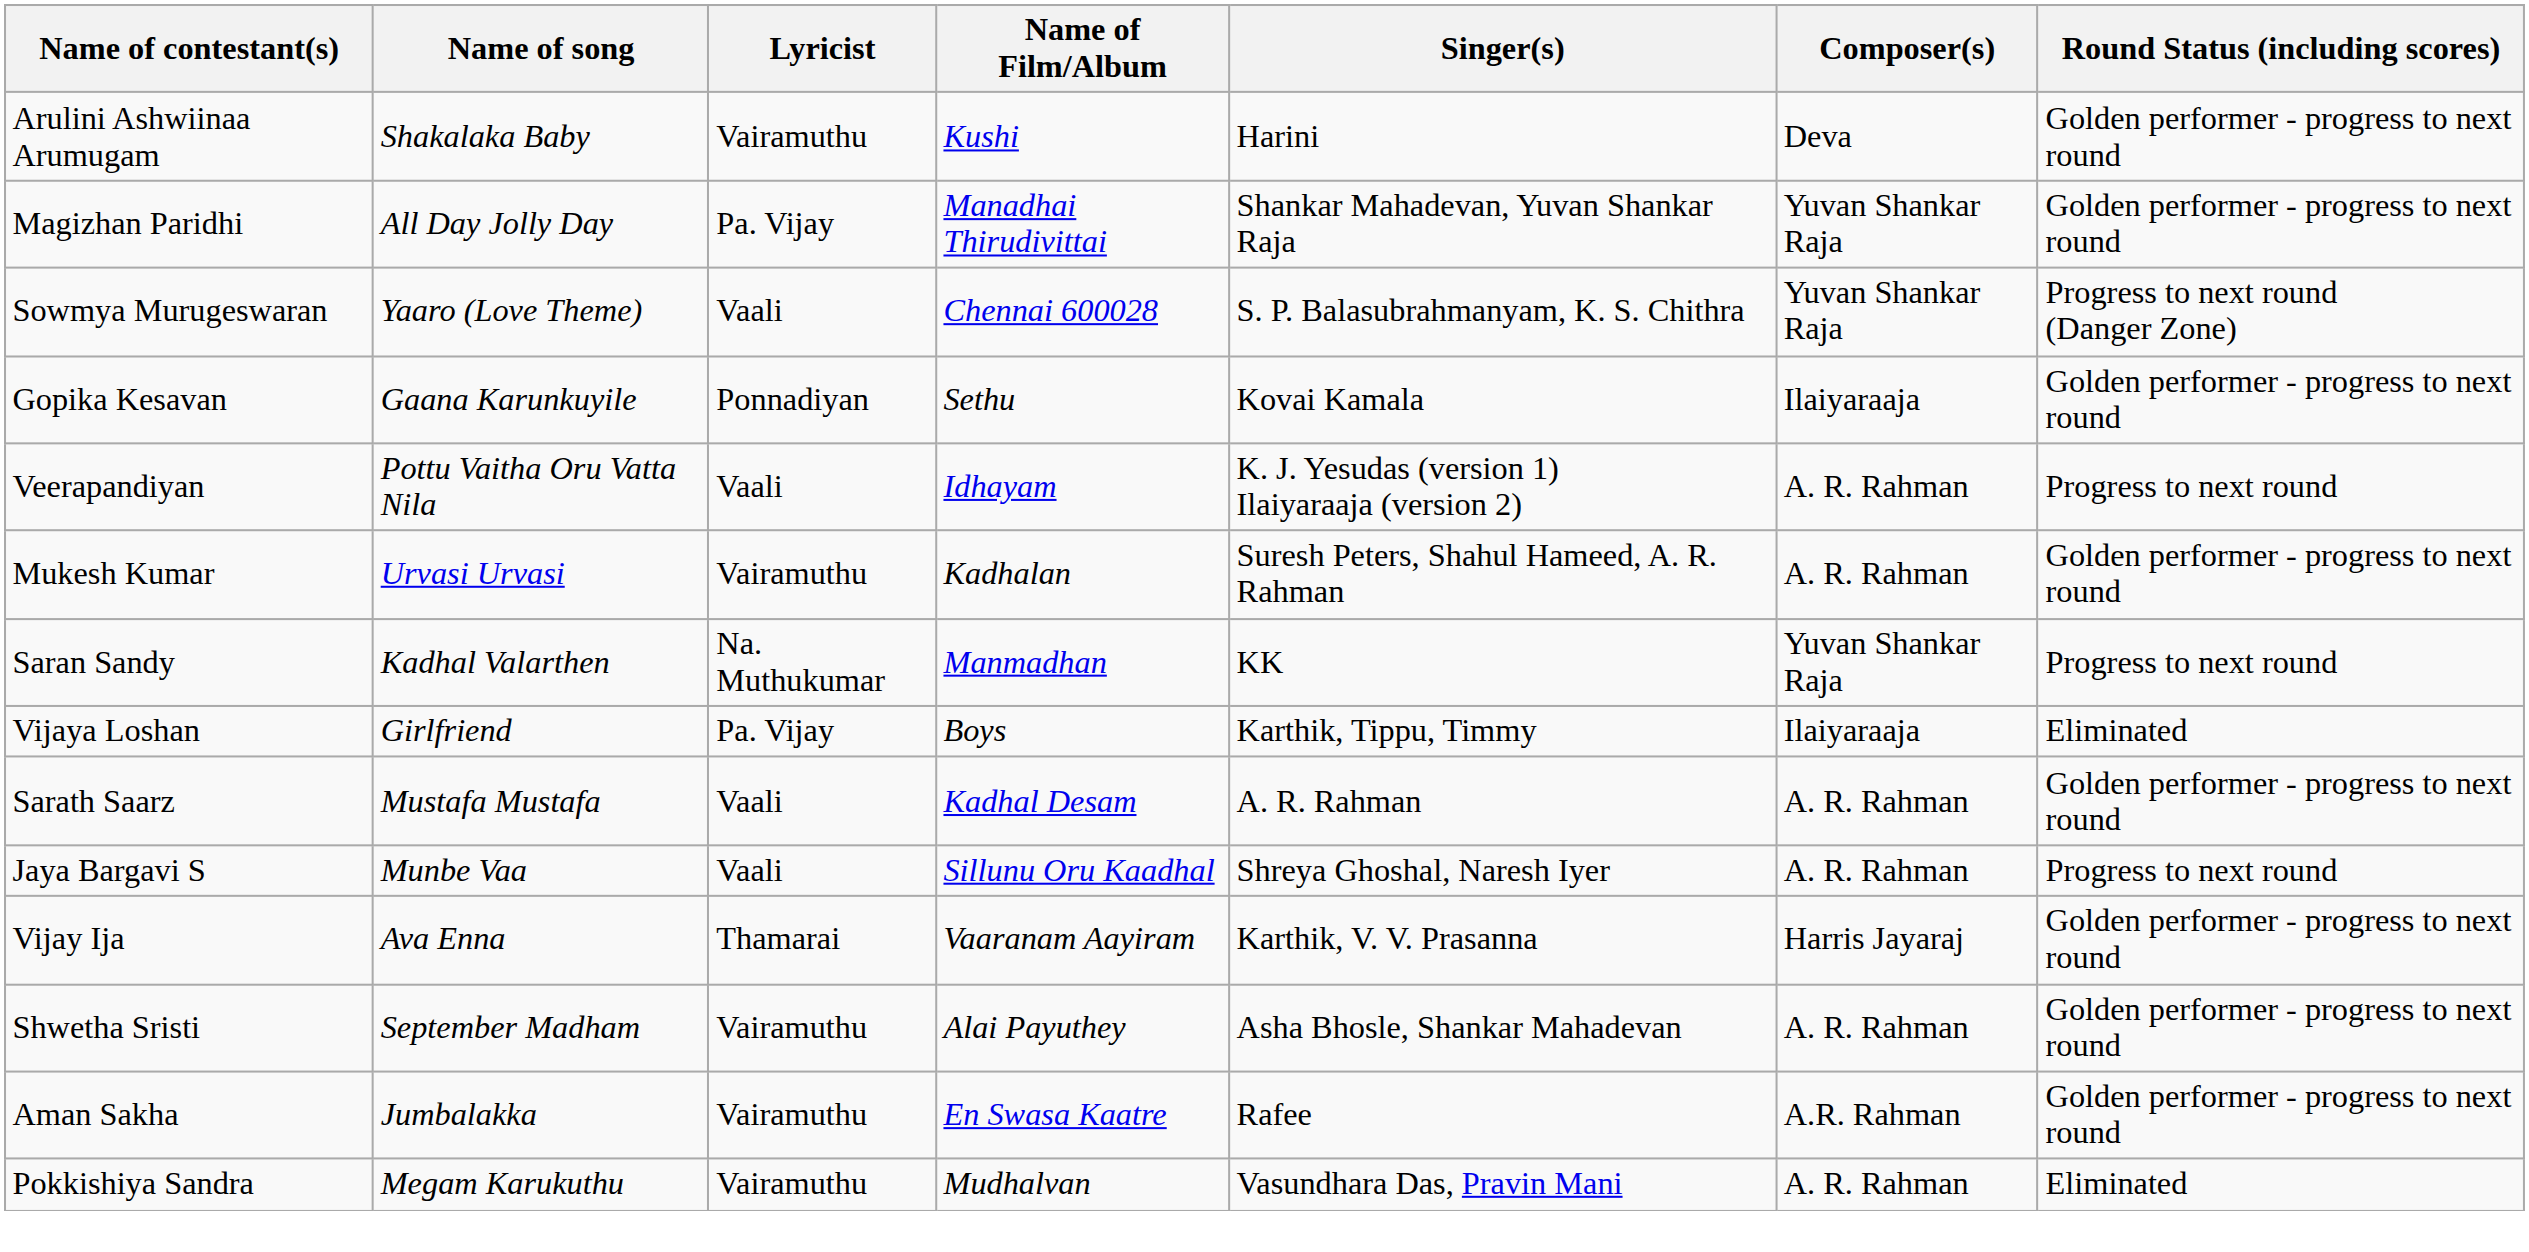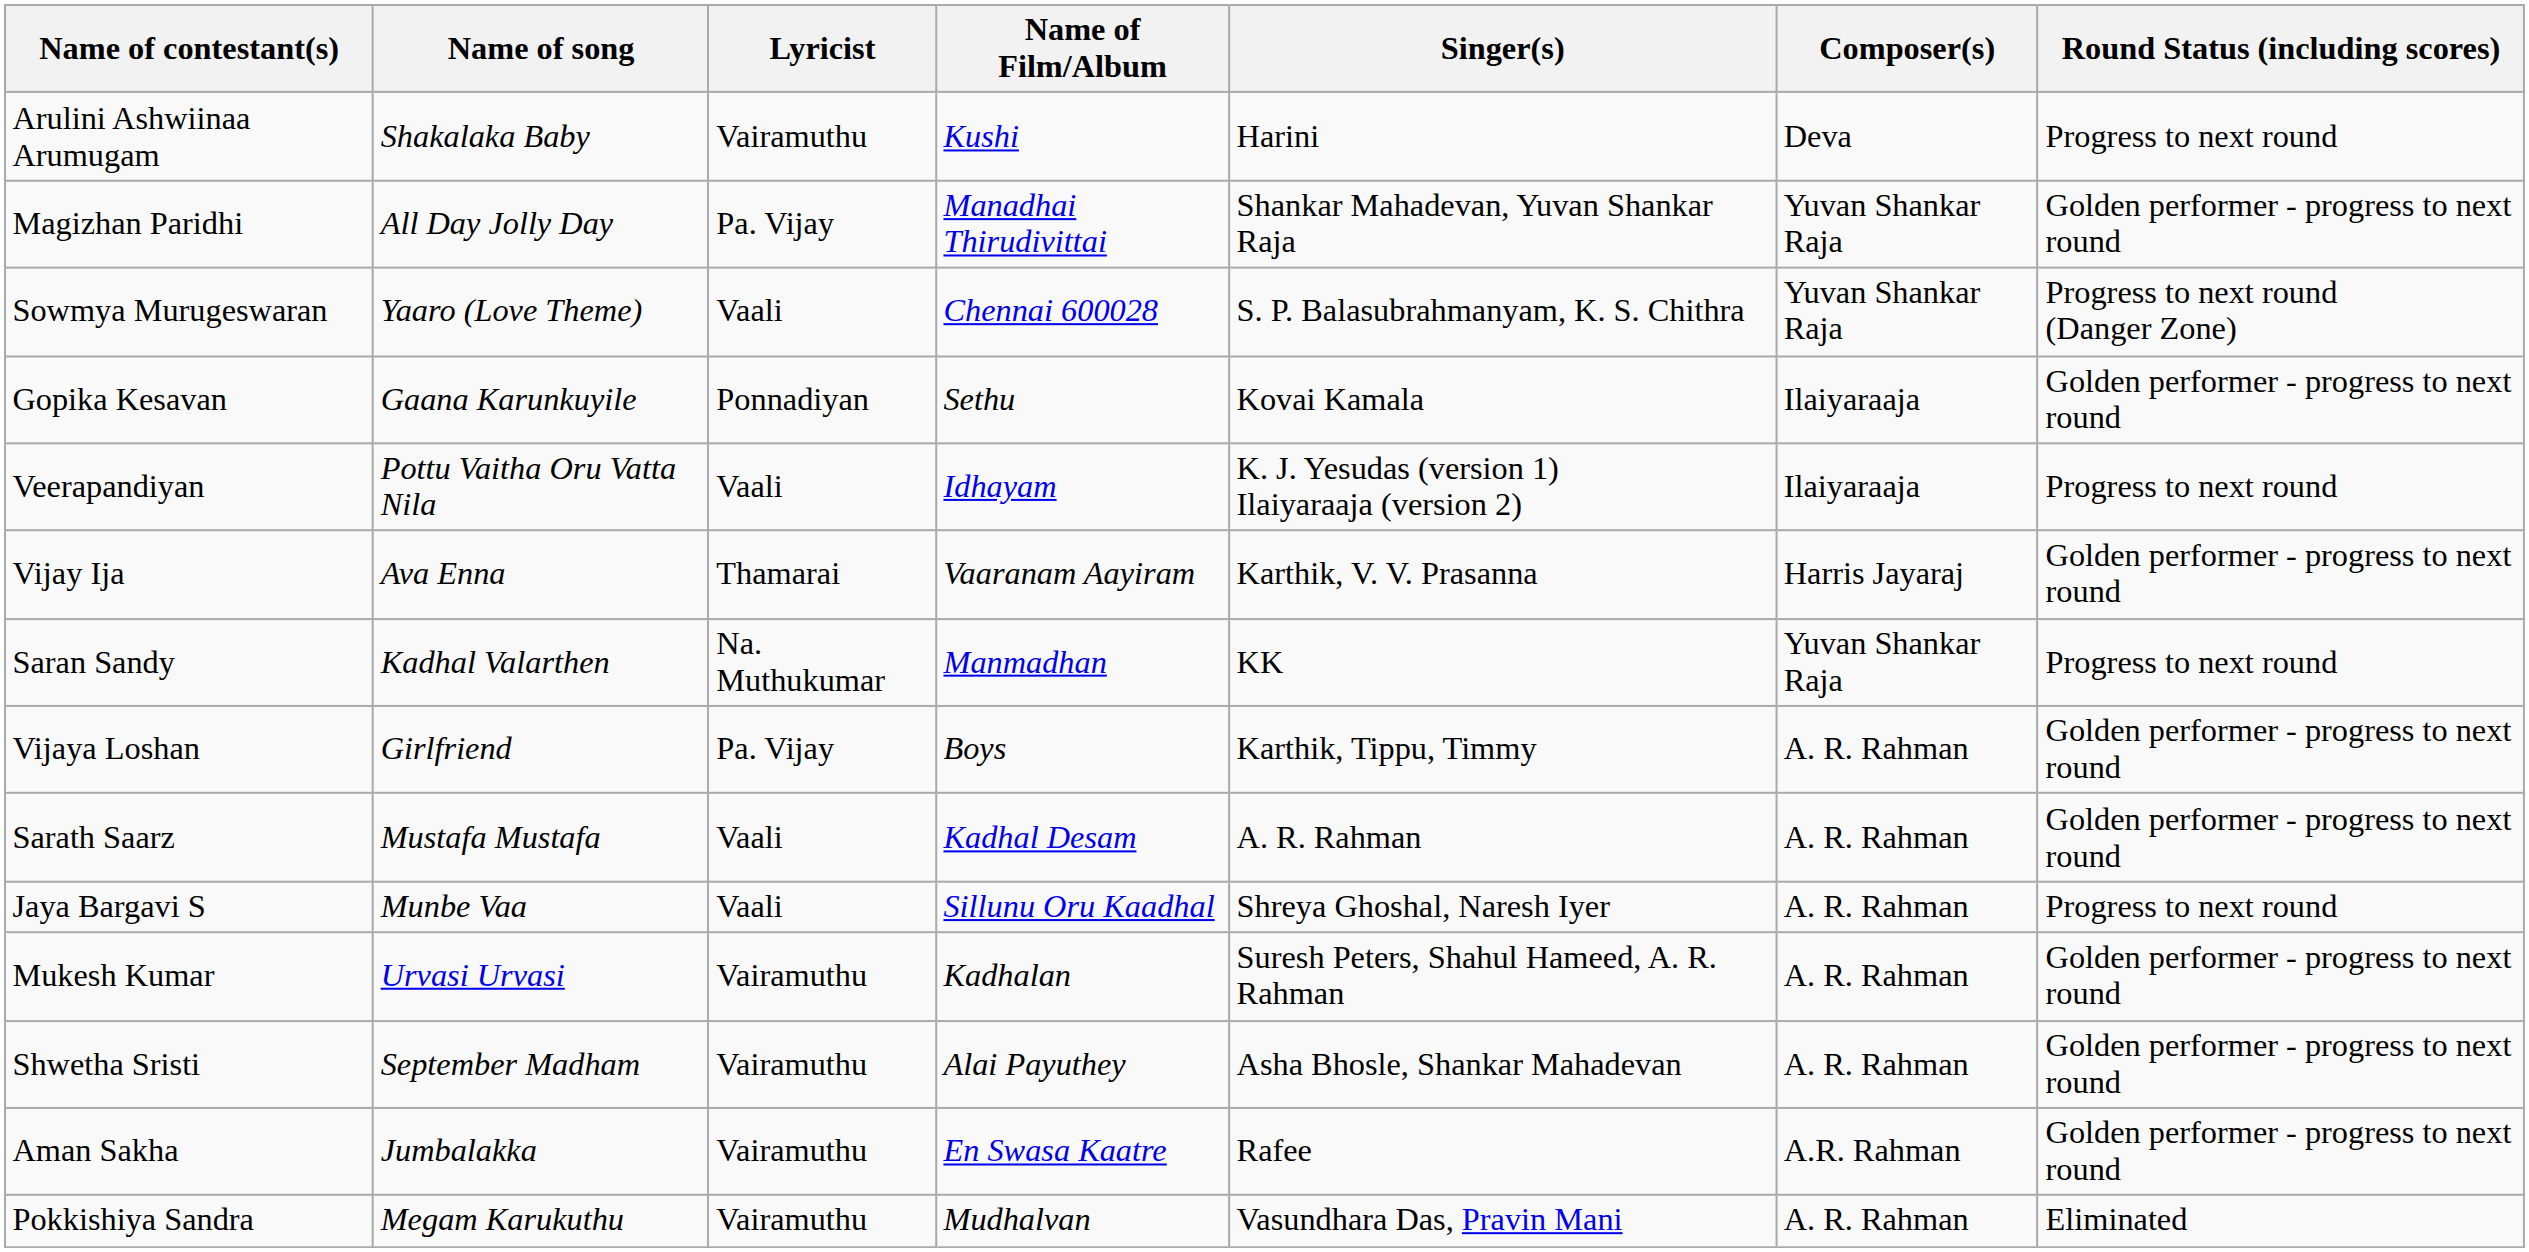(2278, 135) Golden performer - progress to next round -> (2191, 135) Progress to next round
(1876, 486) A. R. Rahman -> (1852, 486) Ilaiyaraaja
rows swapped: (113, 574) <-> (68, 939)
(1852, 731) Ilaiyaraaja -> (1876, 749) A. R. Rahman
(2116, 731) Eliminated -> (2278, 749) Golden performer - progress to next round
